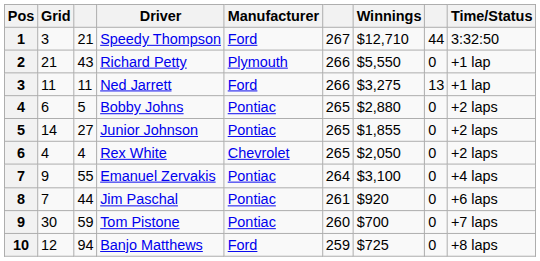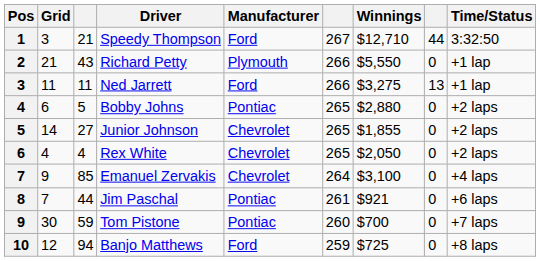(252, 130) Pontiac -> (259, 130) Chevrolet
(85, 176) 55 -> (85, 176) 85
(252, 176) Pontiac -> (259, 176) Chevrolet
(373, 199) $920 -> (373, 199) $921
